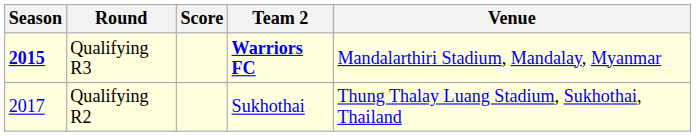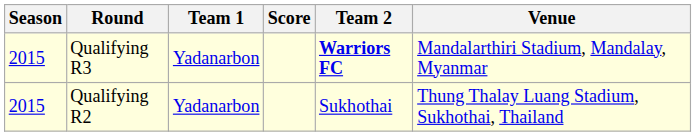+ column: (216, 18)
(27, 57) bold -> (27, 57) normal
(27, 106) 2017 -> (27, 106) 2015
